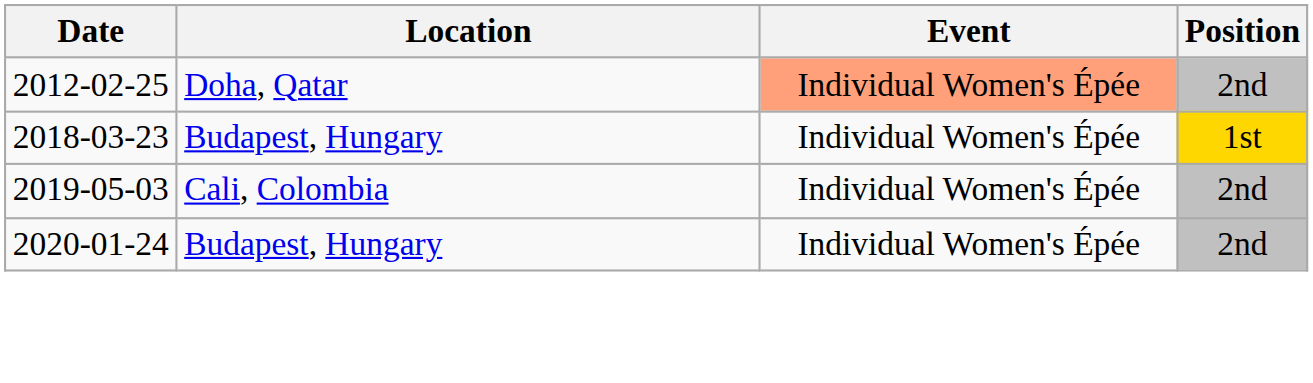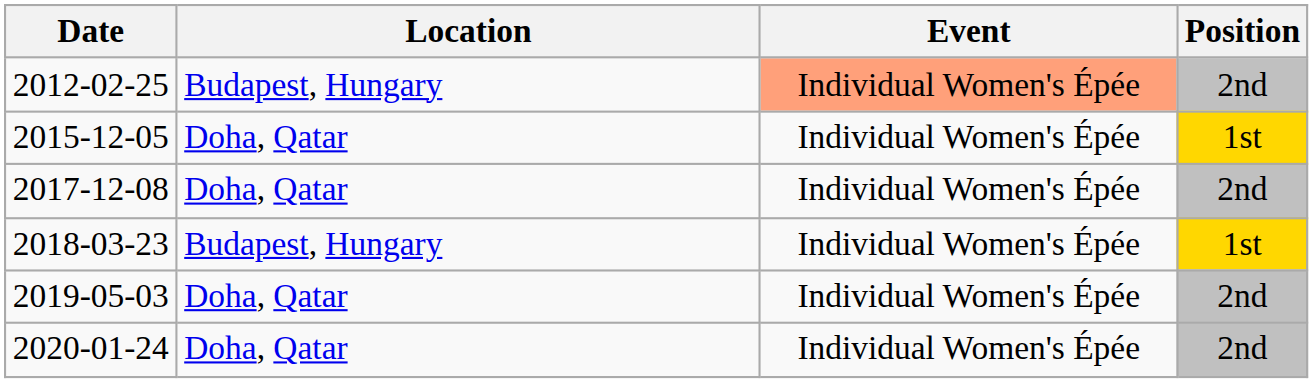(266, 84) Doha, Qatar -> (313, 84) Budapest, Hungary
+ row: (91, 137)
+ row: (91, 190)
(286, 190) Cali, Colombia -> (266, 296) Doha, Qatar
(313, 243) Budapest, Hungary -> (266, 349) Doha, Qatar
